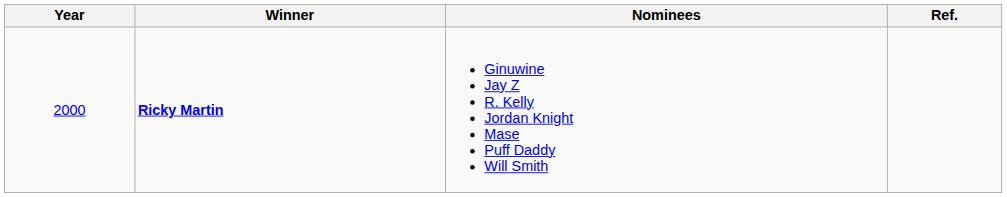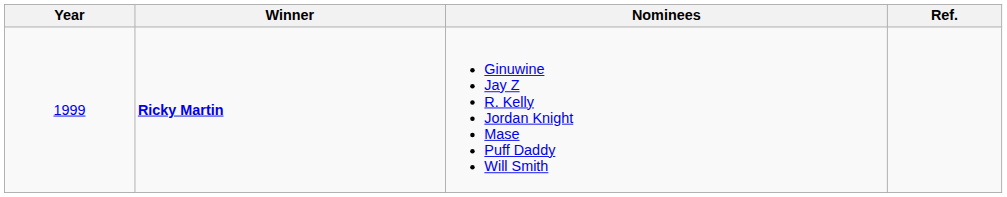(70, 109) 2000 -> (70, 109) 1999
